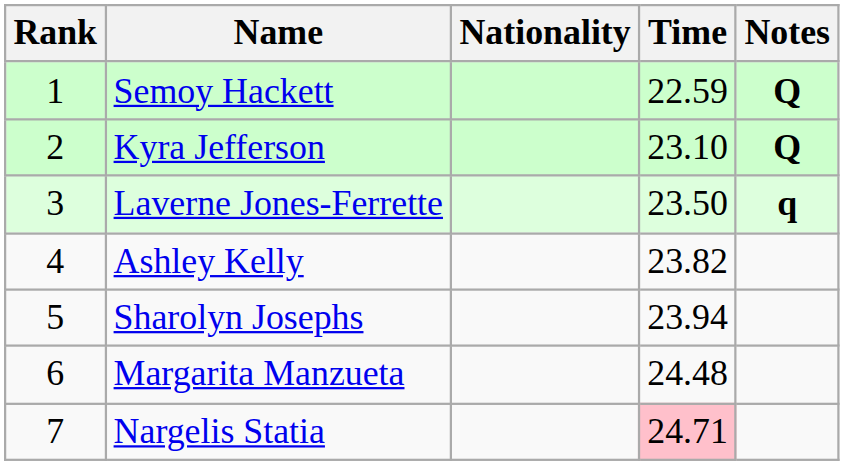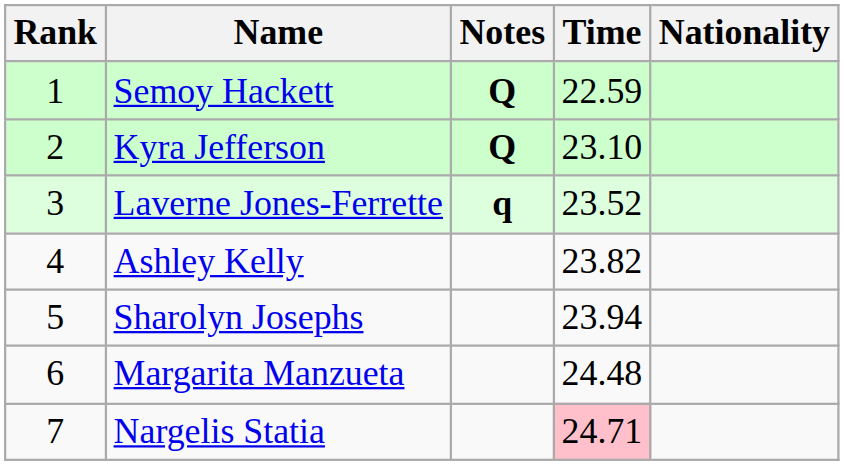columns swapped: (545, 32) <-> (787, 32)
(688, 203) 23.50 -> (602, 203) 23.52
